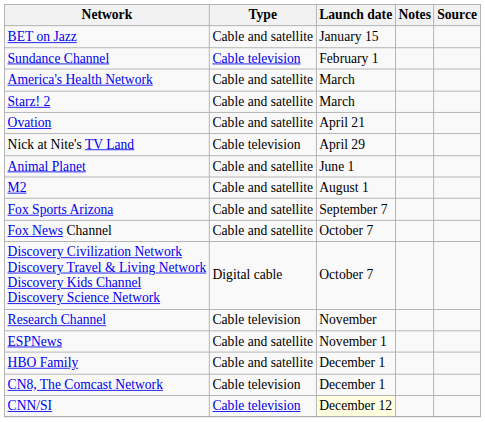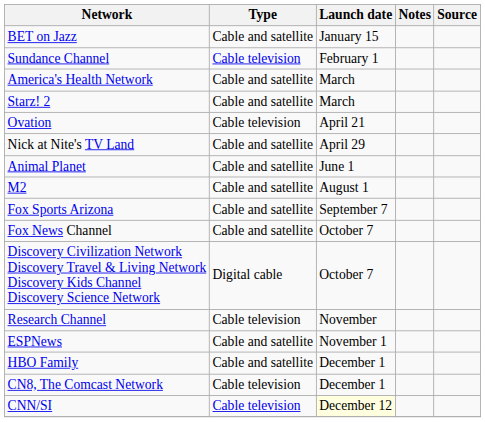(263, 123) Cable and satellite -> (257, 123) Cable television
(257, 144) Cable television -> (263, 144) Cable and satellite
